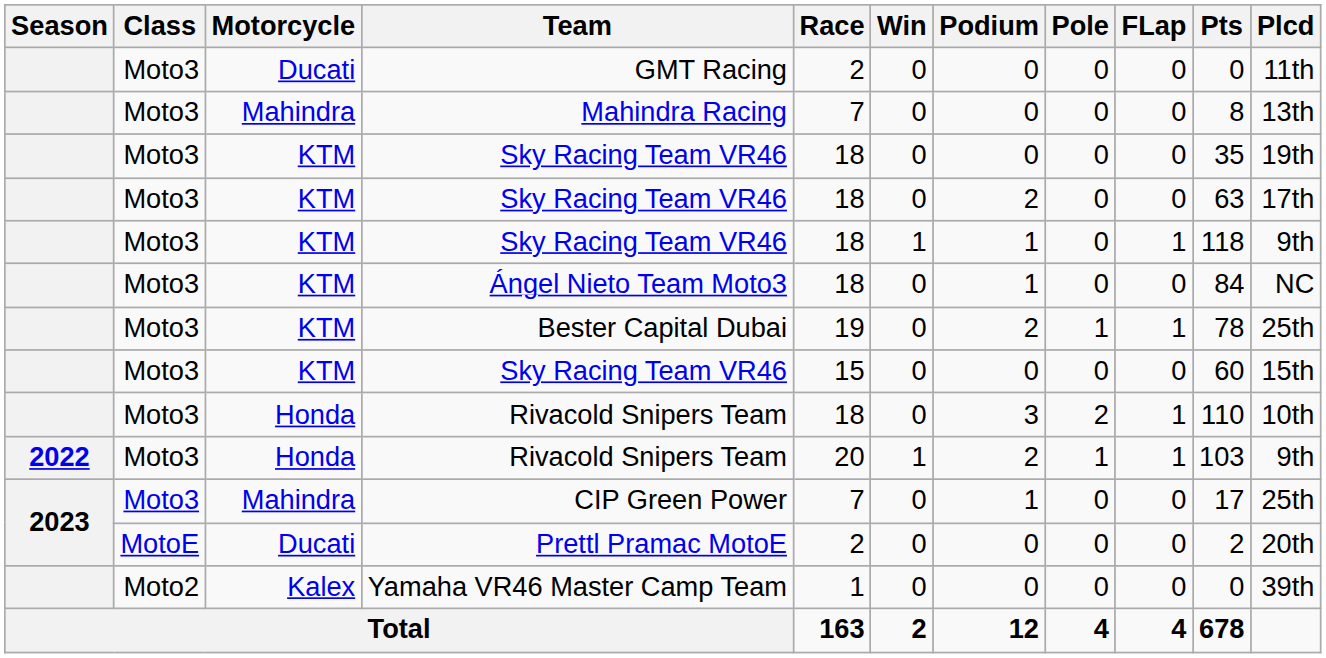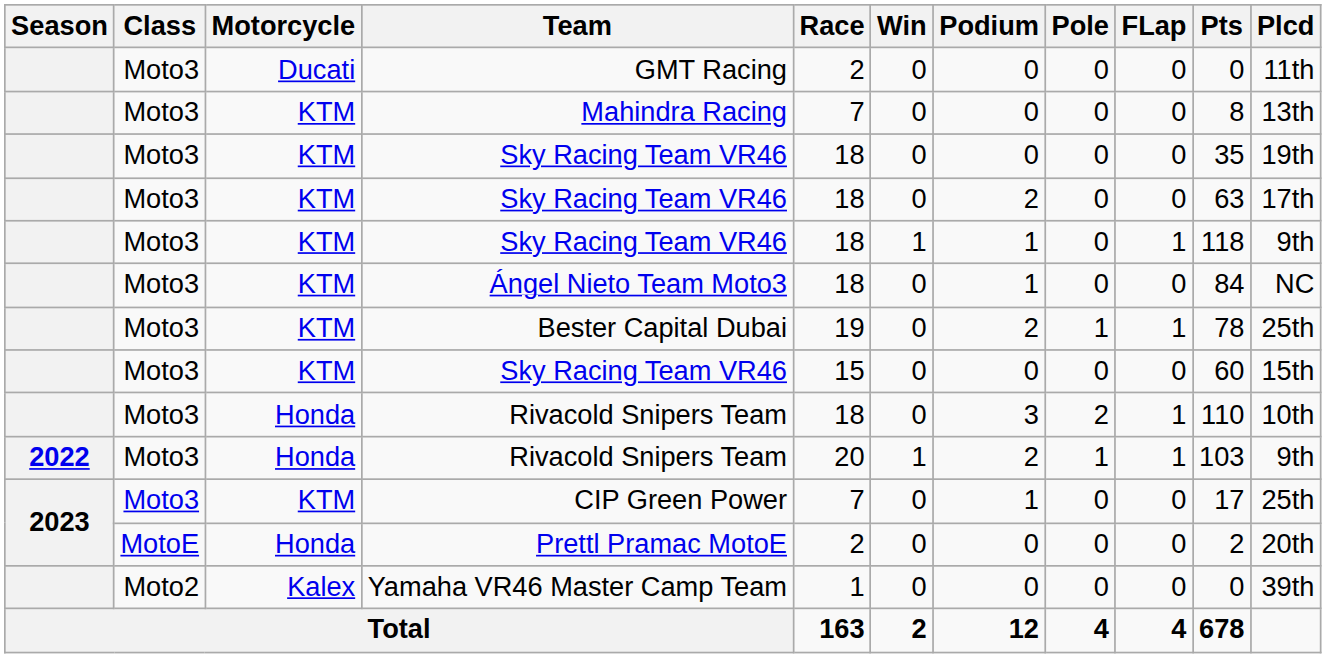(298, 112) Mahindra -> (326, 112) KTM
(298, 500) Mahindra -> (326, 500) KTM
(317, 543) Ducati -> (315, 543) Honda
